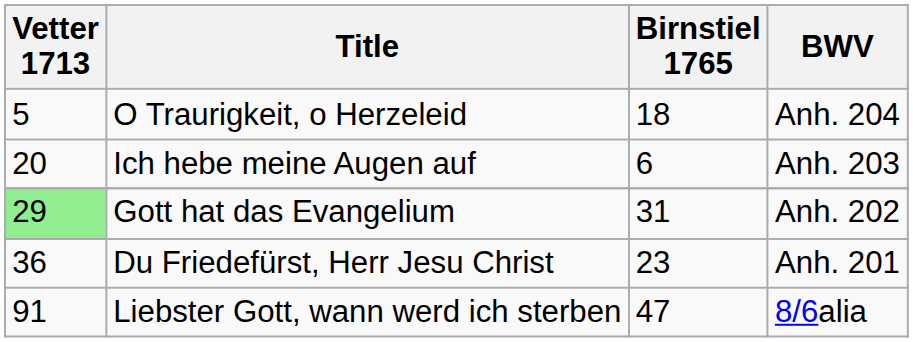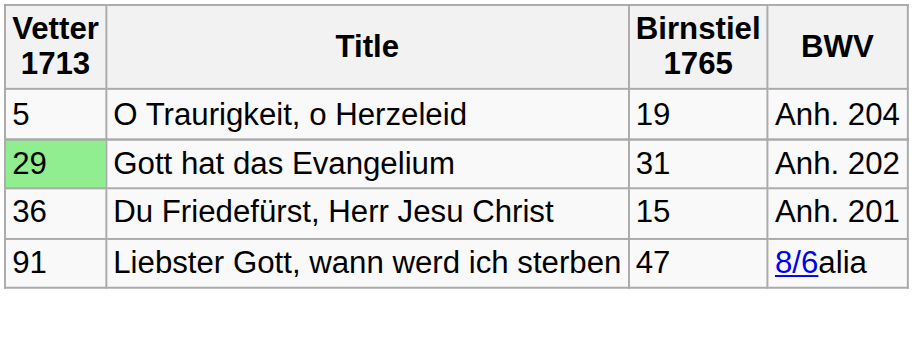(653, 113) 18 -> (653, 113) 19
- row: (295, 163)
(653, 262) 23 -> (653, 212) 15
